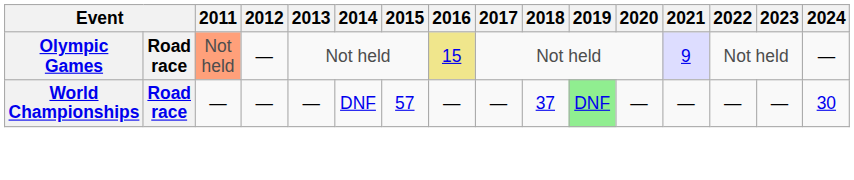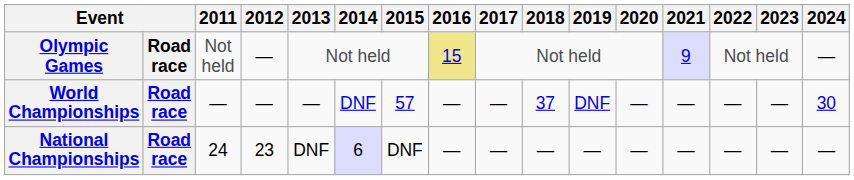(218, 55) lightsalmon background -> (218, 55) no background
(592, 103) lightgreen background -> (592, 103) no background
+ row: (74, 150)
